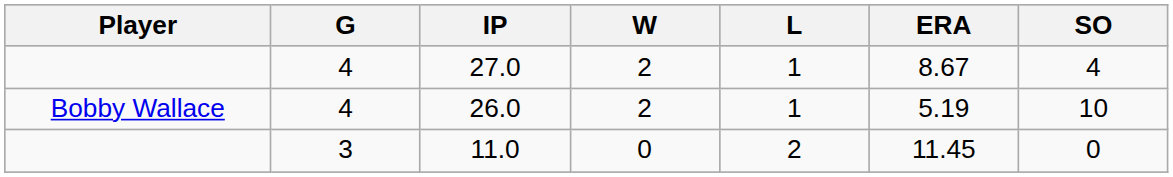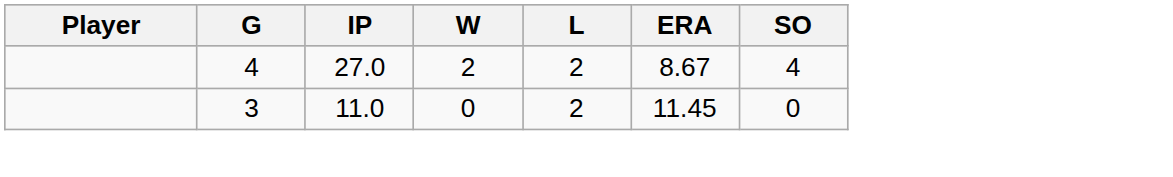(794, 66) 1 -> (576, 66) 2
- row: (495, 108)
